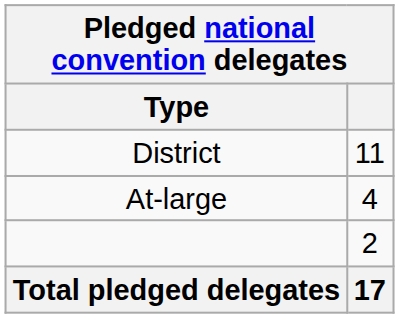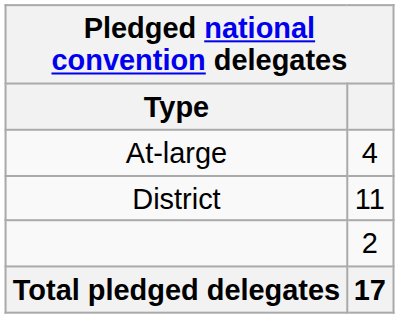rows swapped: (176, 152) <-> (176, 198)
